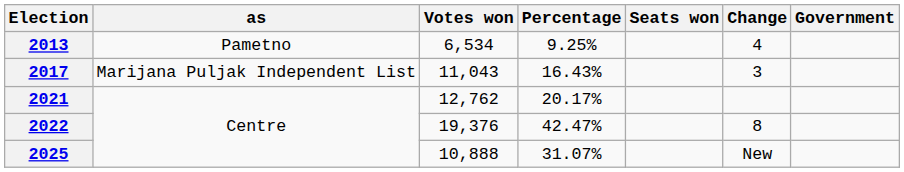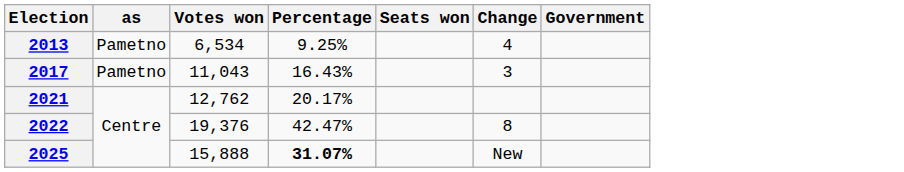(256, 72) Marijana Puljak Independent List -> (131, 72) Pametno
(469, 154) 10,888 -> (219, 154) 15,888
(572, 154) normal -> (322, 154) bold
